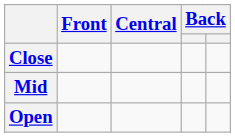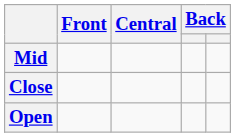rows swapped: (31, 57) <-> (31, 87)
